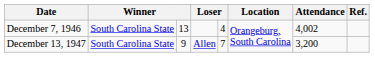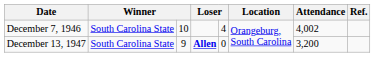(184, 28) 13 -> (184, 28) 10
(205, 44) normal -> (205, 44) bold
(223, 44) 7 -> (223, 44) 0
